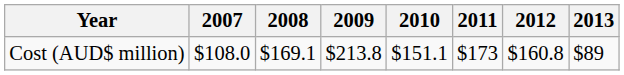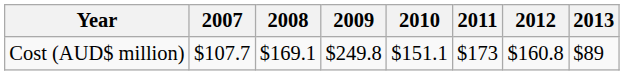(222, 53) $108.0 -> (222, 53) $107.7
(354, 53) $213.8 -> (354, 53) $249.8
